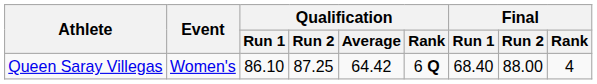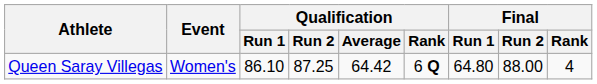(473, 67) 68.40 -> (473, 67) 64.80
